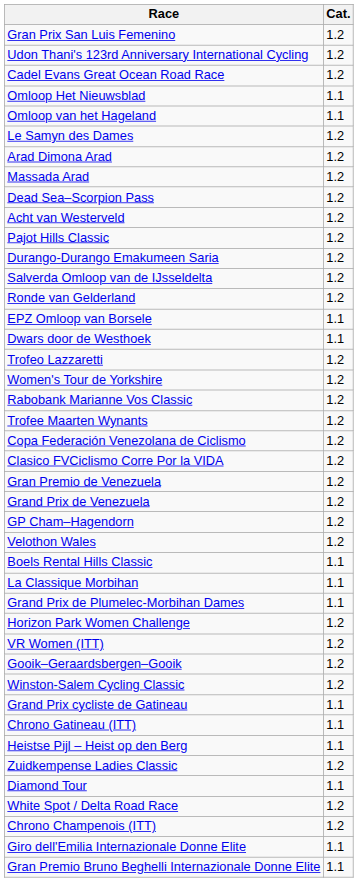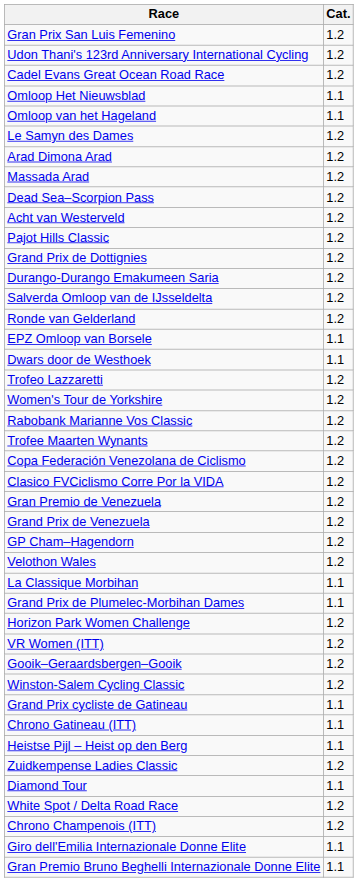+ row: (77, 258)
- row: (80, 562)
